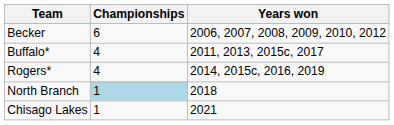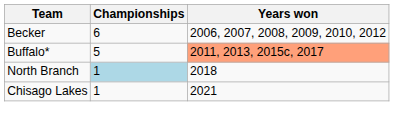(97, 52) 4 -> (97, 52) 5
(257, 52) no background -> (257, 52) lightsalmon background
- row: (29, 71)
